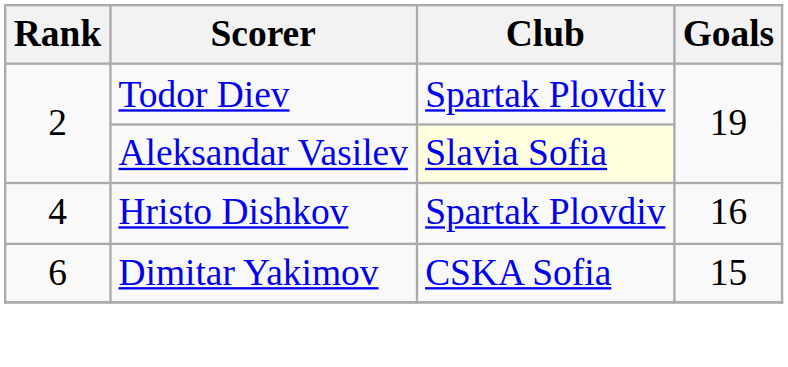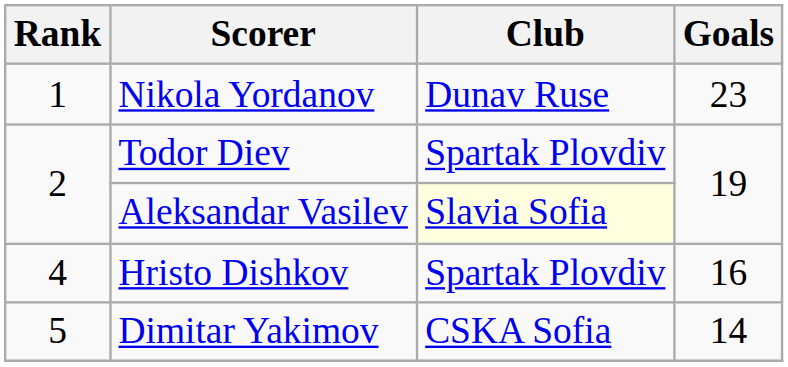+ row: (246, 93)
(57, 271) 6 -> (57, 331) 5
(728, 271) 15 -> (728, 331) 14
